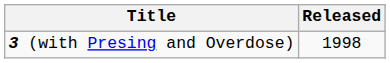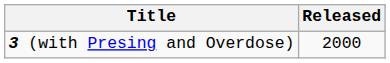(342, 45) 1998 -> (342, 45) 2000
